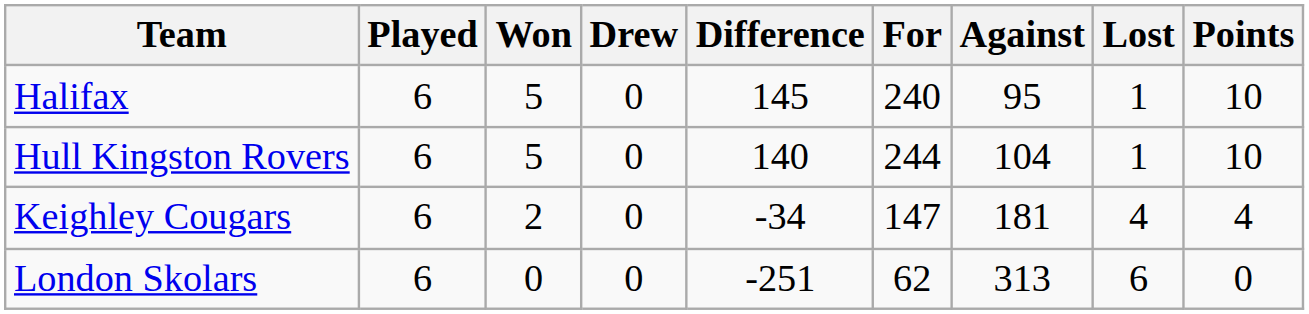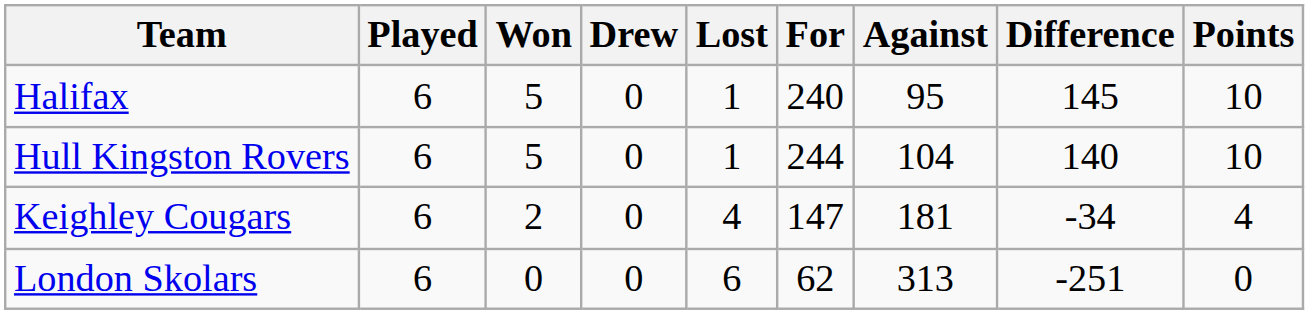columns swapped: (1139, 34) <-> (780, 34)
